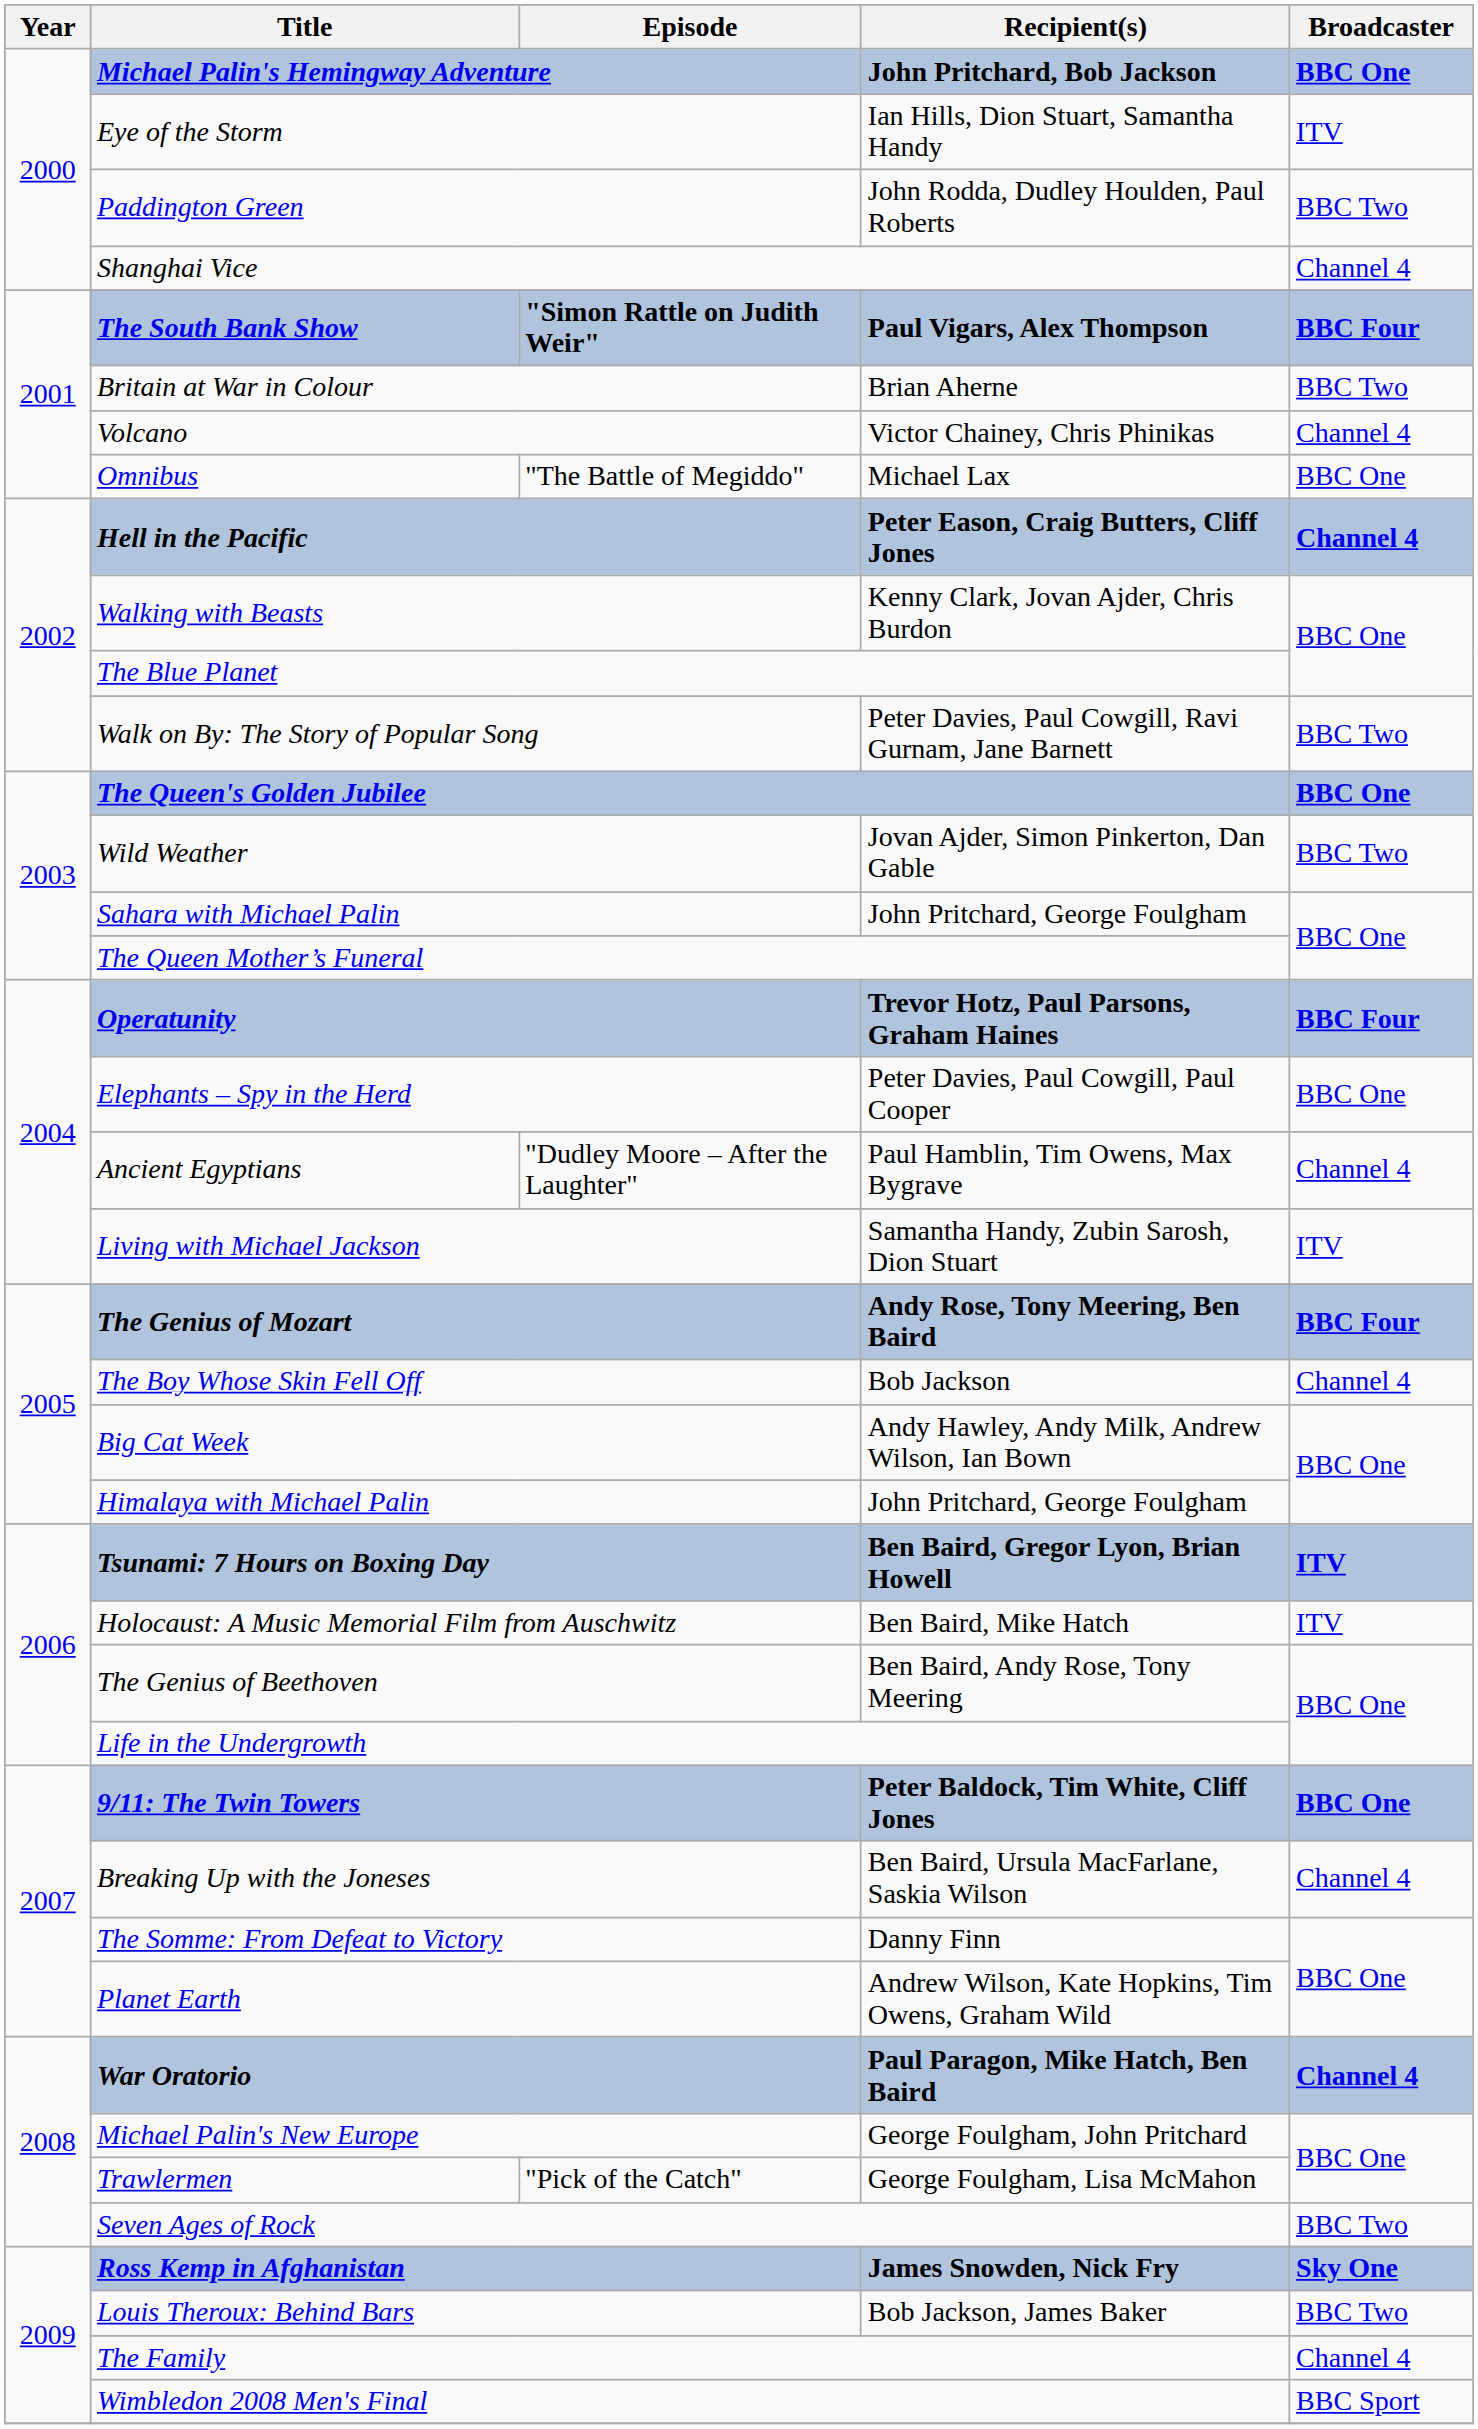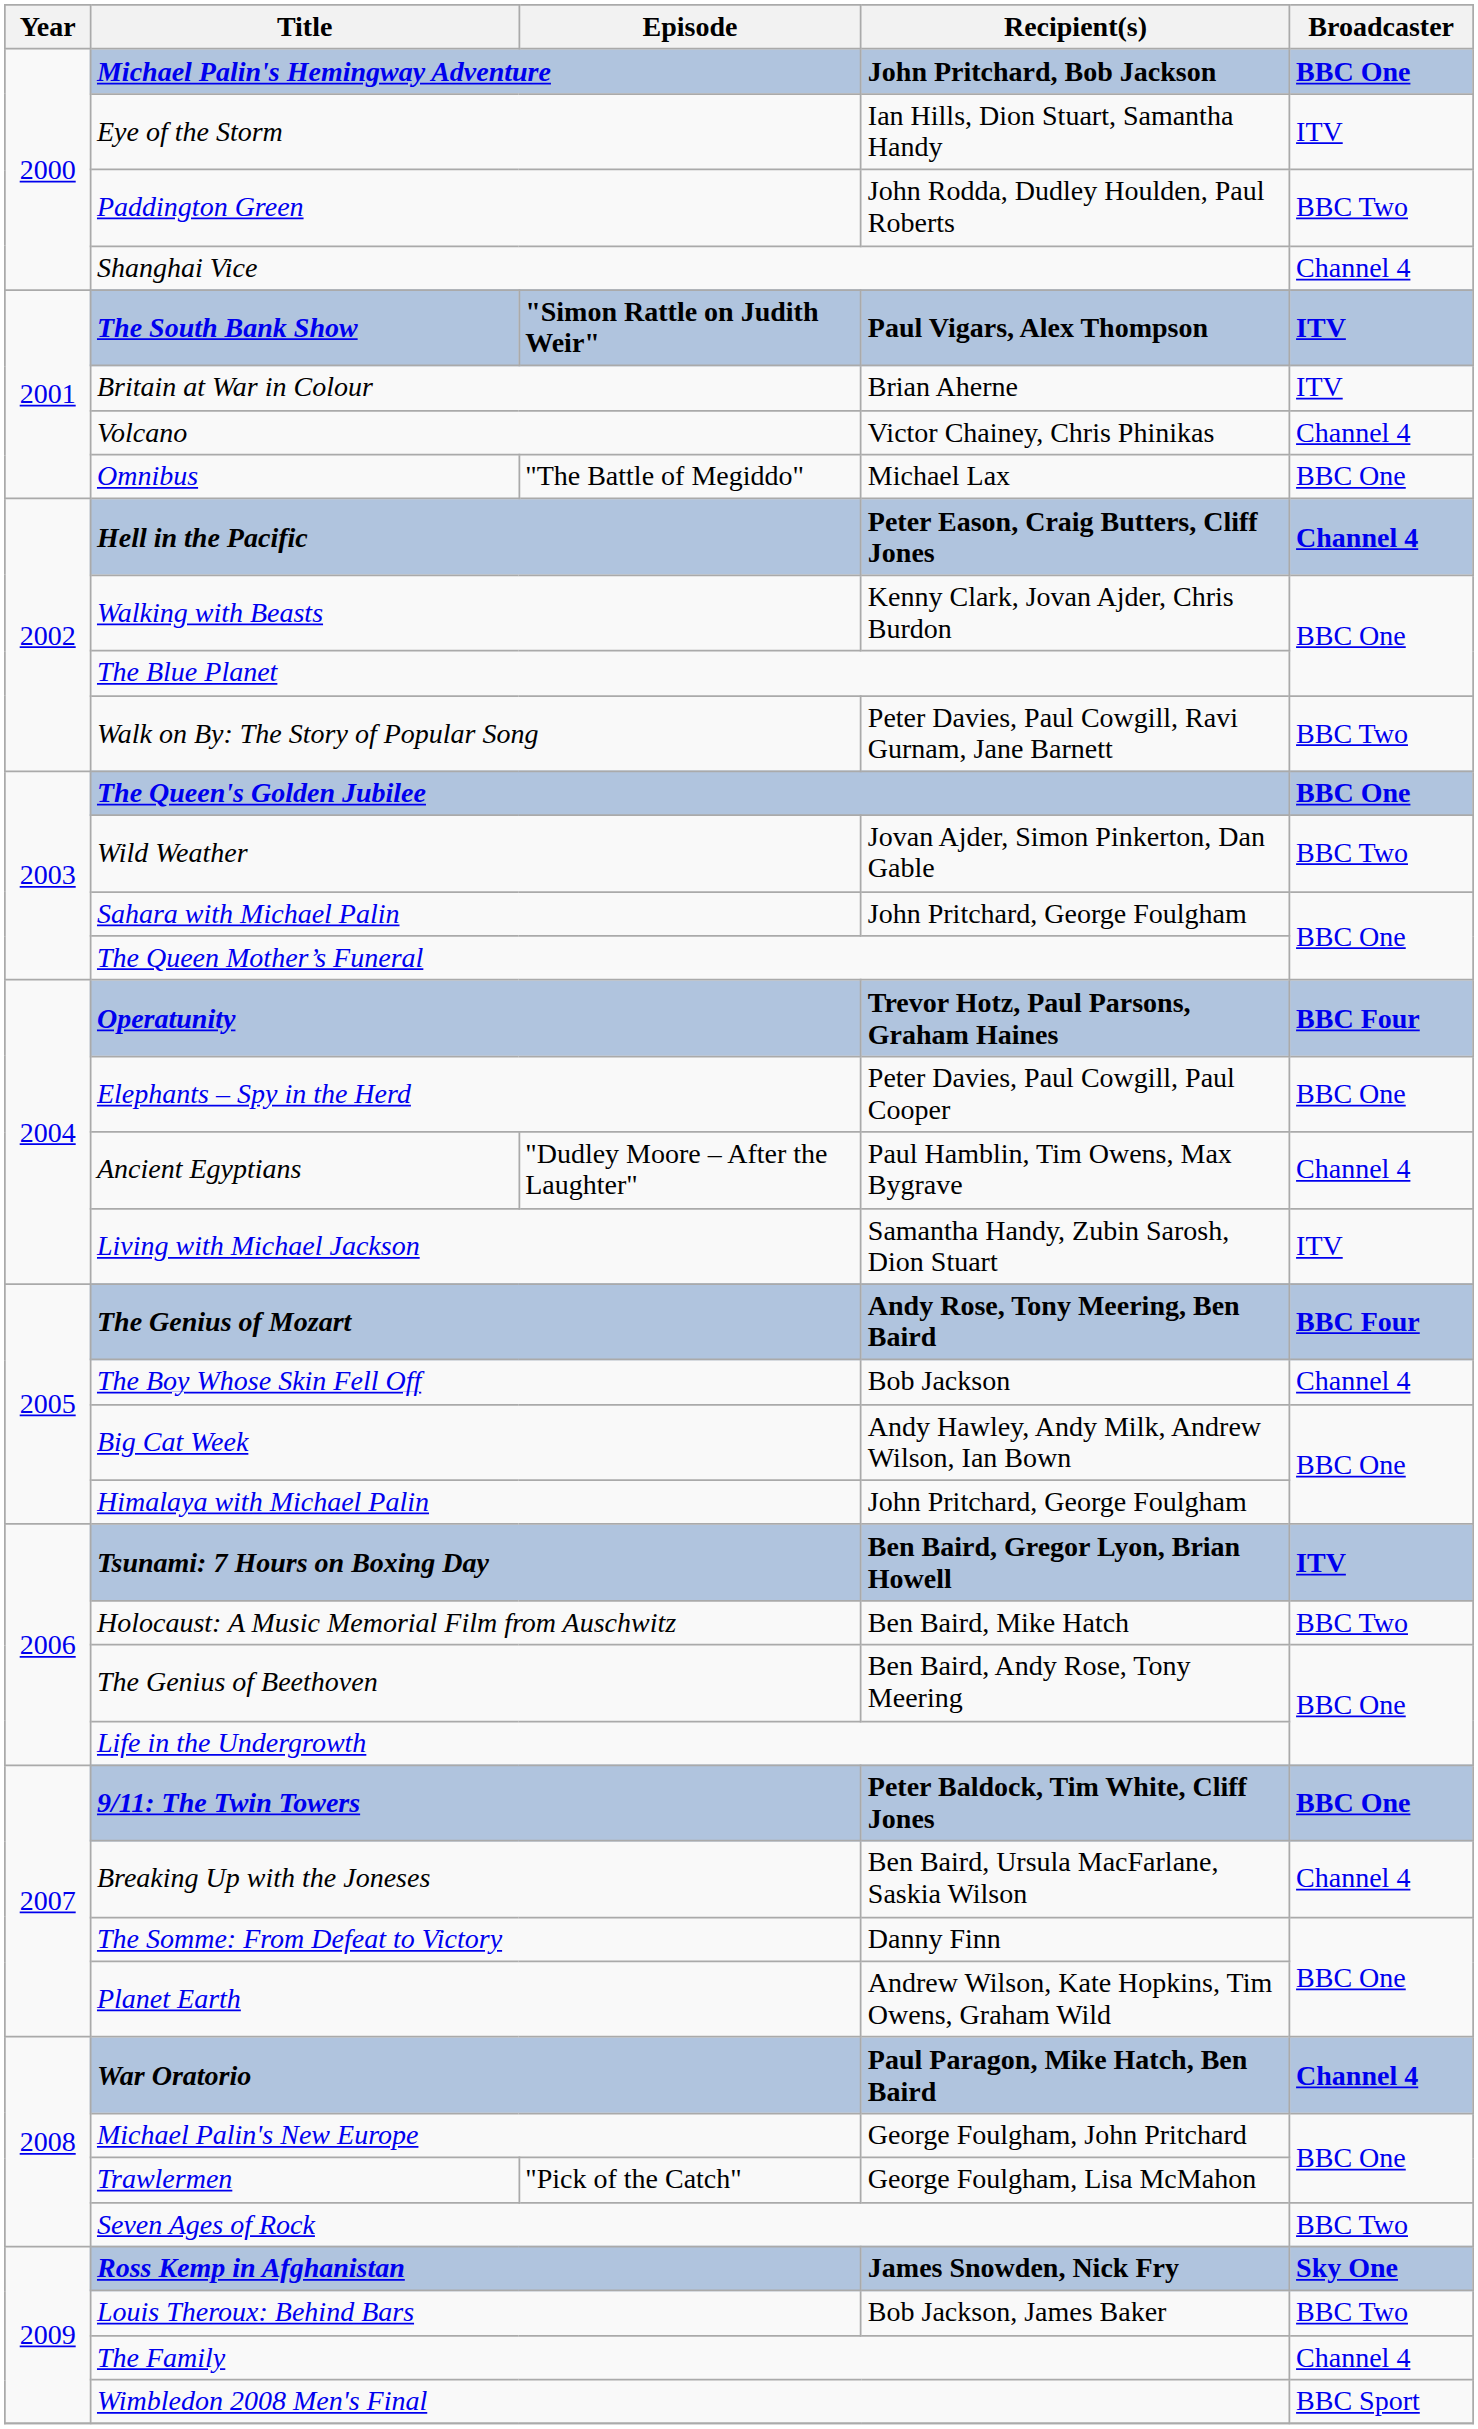(1358, 327) BBC Four -> (1321, 327) ITV
(1352, 387) BBC Two -> (1319, 387) ITV
(1319, 1622) ITV -> (1352, 1622) BBC Two
